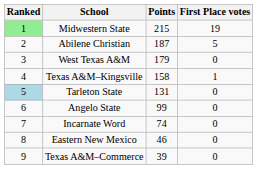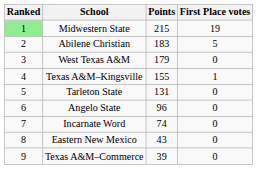(162, 44) 187 -> (162, 44) 183
(162, 76) 158 -> (162, 76) 155
(23, 92) lightblue background -> (23, 92) no background
(162, 108) 99 -> (162, 108) 96
(162, 140) 46 -> (162, 140) 43
